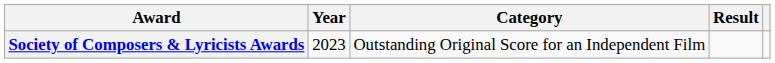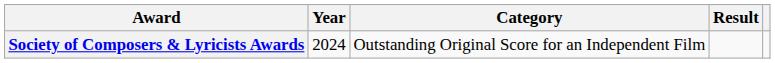(329, 44) 2023 -> (329, 44) 2024
